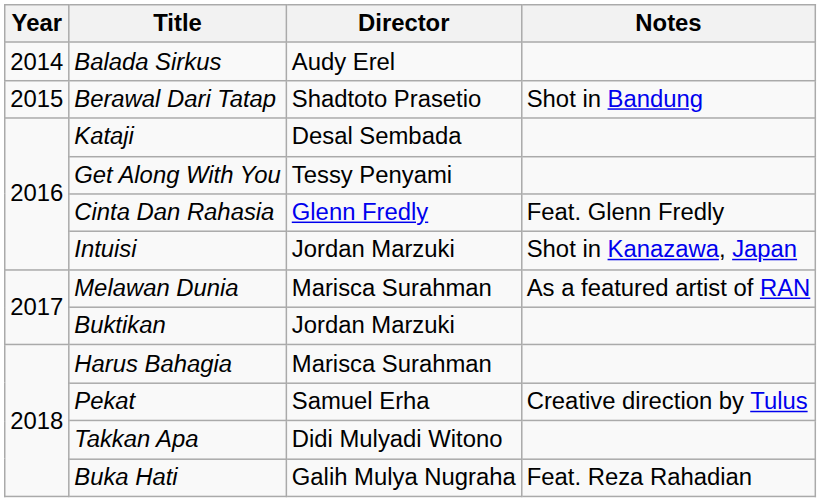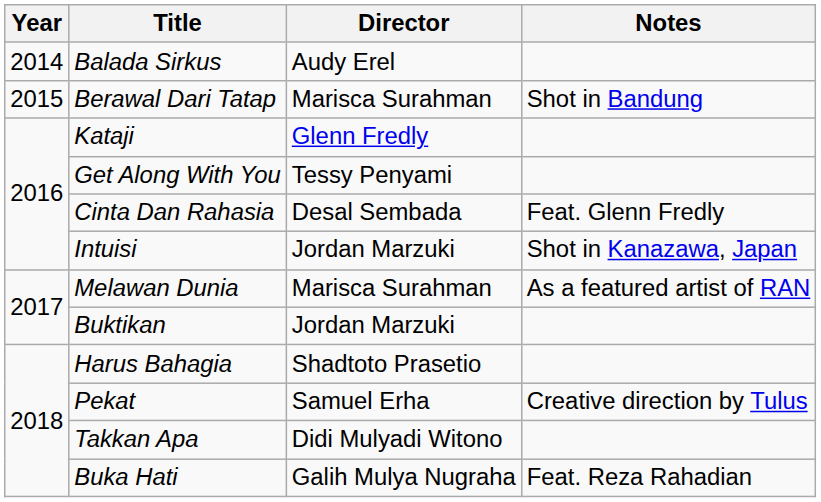(387, 99) Shadtoto Prasetio -> (392, 99) Marisca Surahman
(377, 136) Desal Sembada -> (360, 136) Glenn Fredly
(360, 212) Glenn Fredly -> (377, 212) Desal Sembada
(392, 363) Marisca Surahman -> (387, 363) Shadtoto Prasetio
